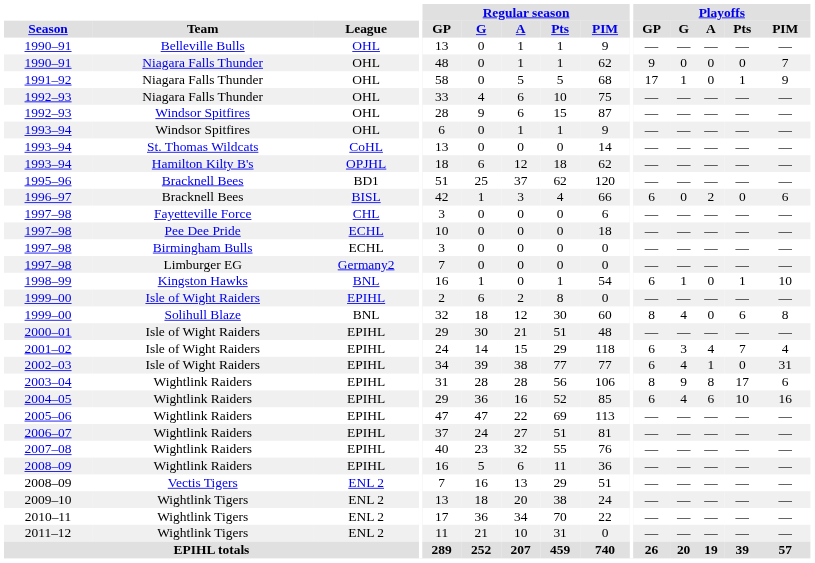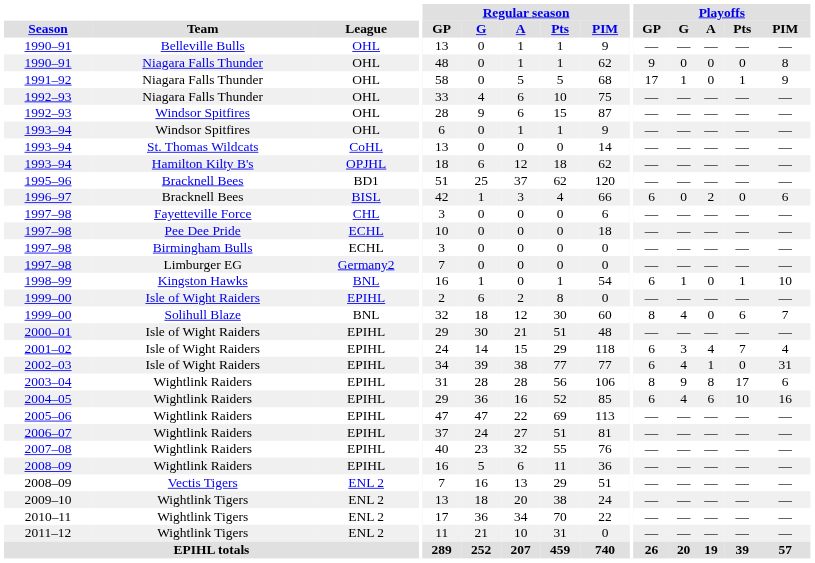(785, 62) 7 -> (785, 62) 8
(785, 314) 8 -> (785, 314) 7
